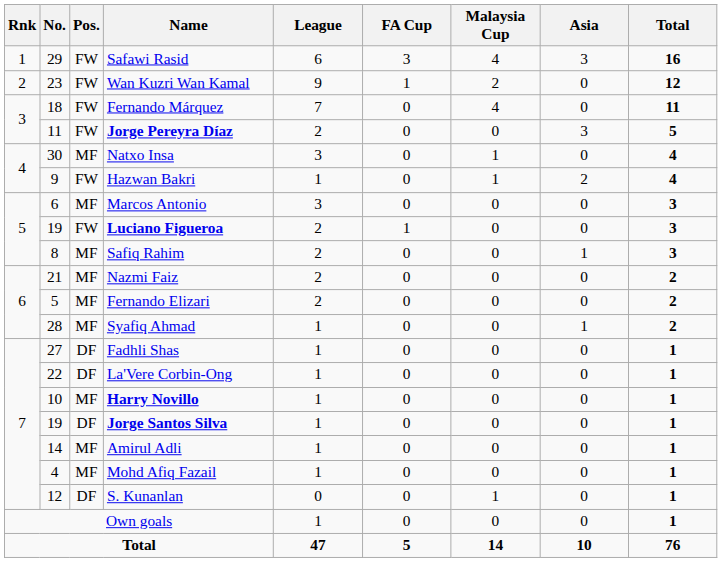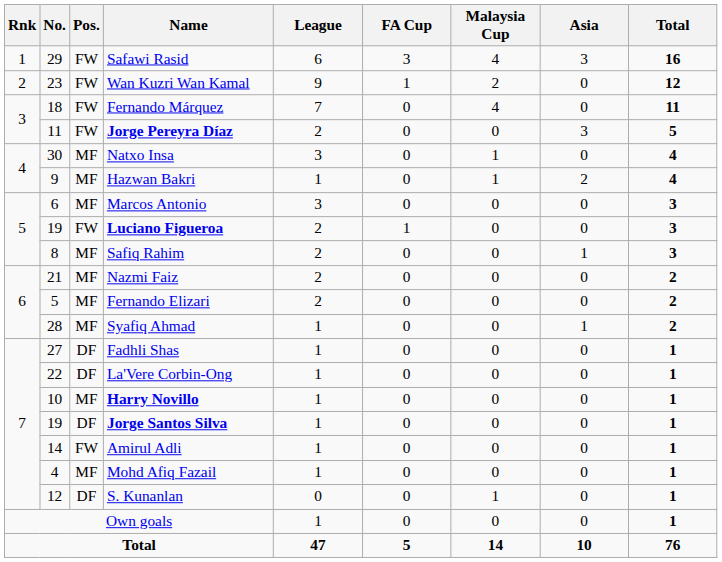(86, 180) FW -> (86, 180) MF
(86, 448) MF -> (86, 448) FW
